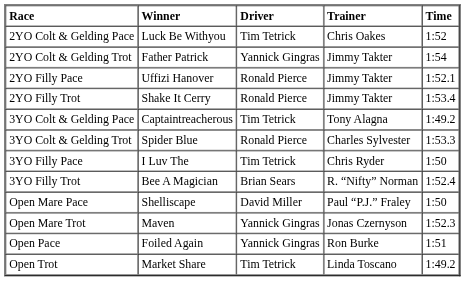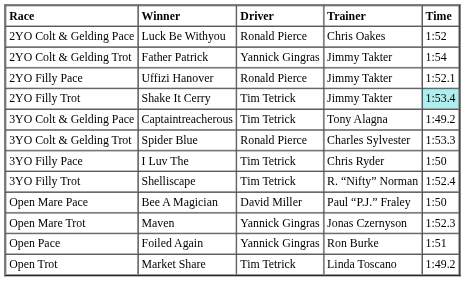(268, 36) Tim Tetrick -> (274, 36) Ronald Pierce
(274, 98) Ronald Pierce -> (268, 98) Tim Tetrick
(441, 98) no background -> (441, 98) paleturquoise background
(180, 181) Bee A Magician -> (169, 181) Shelliscape
(268, 181) Brian Sears -> (268, 181) Tim Tetrick
(169, 202) Shelliscape -> (180, 202) Bee A Magician
